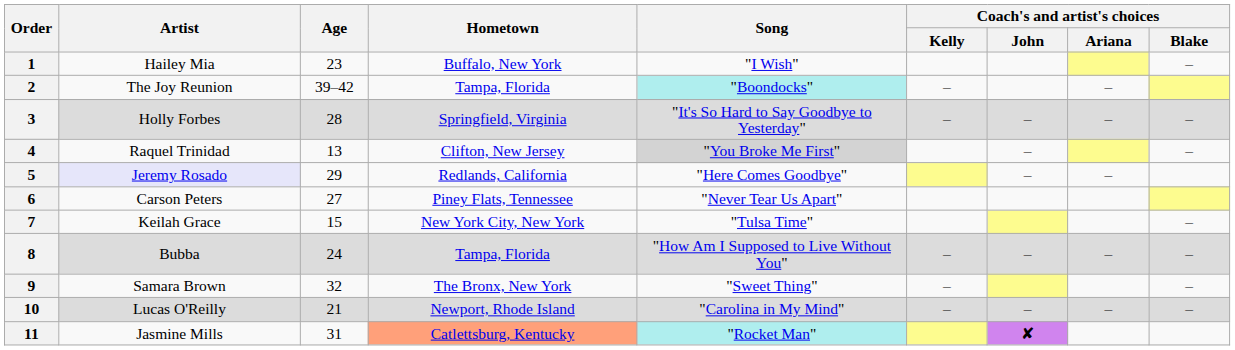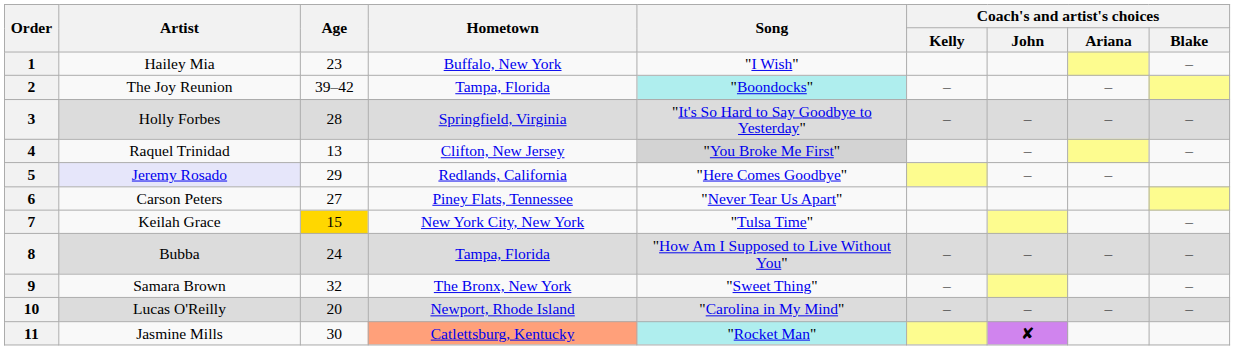(334, 222) no background -> (334, 222) gold background
(334, 309) 21 -> (334, 309) 20
(334, 333) 31 -> (334, 333) 30
